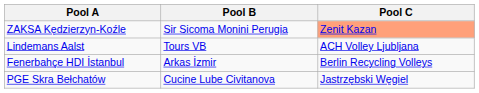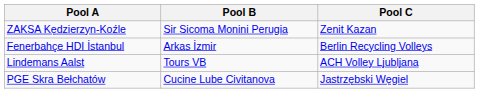(348, 29) lightsalmon background -> (348, 29) no background
rows swapped: (65, 63) <-> (46, 46)
